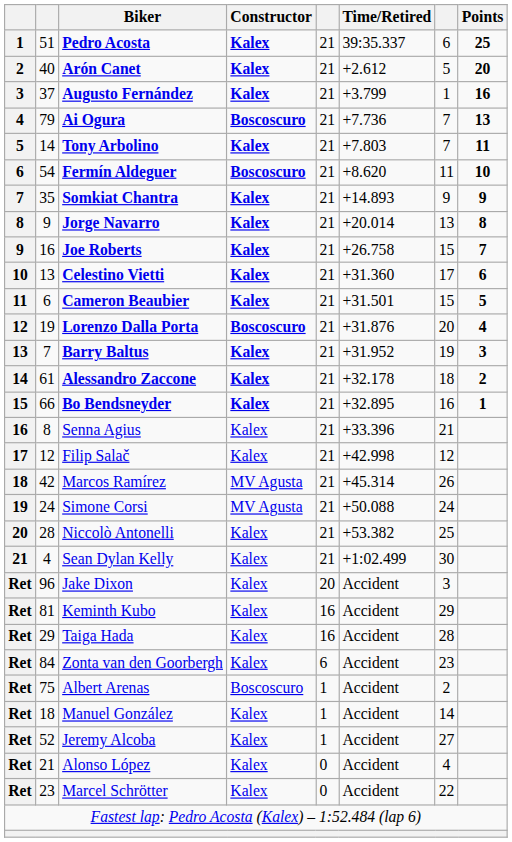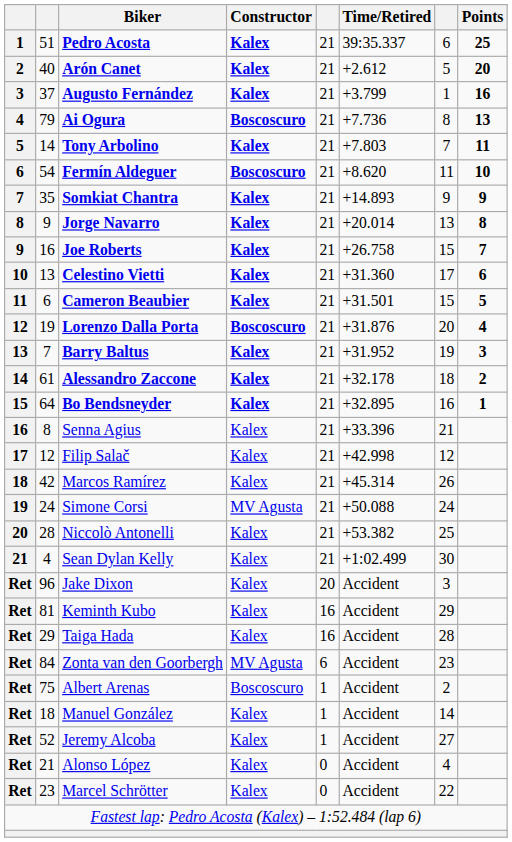(447, 120) 7 -> (447, 120) 8
(47, 404) 66 -> (47, 404) 64
(266, 481) MV Agusta -> (249, 481) Kalex
(249, 662) Kalex -> (266, 662) MV Agusta
